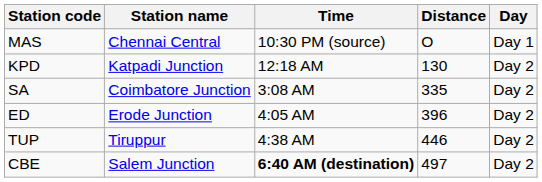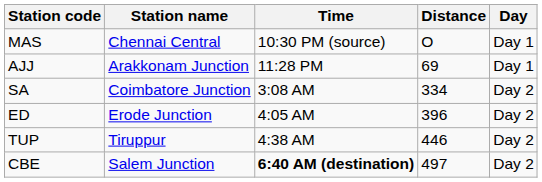+ row: (21, 66)
- row: (24, 66)
(434, 90) 335 -> (434, 90) 334
